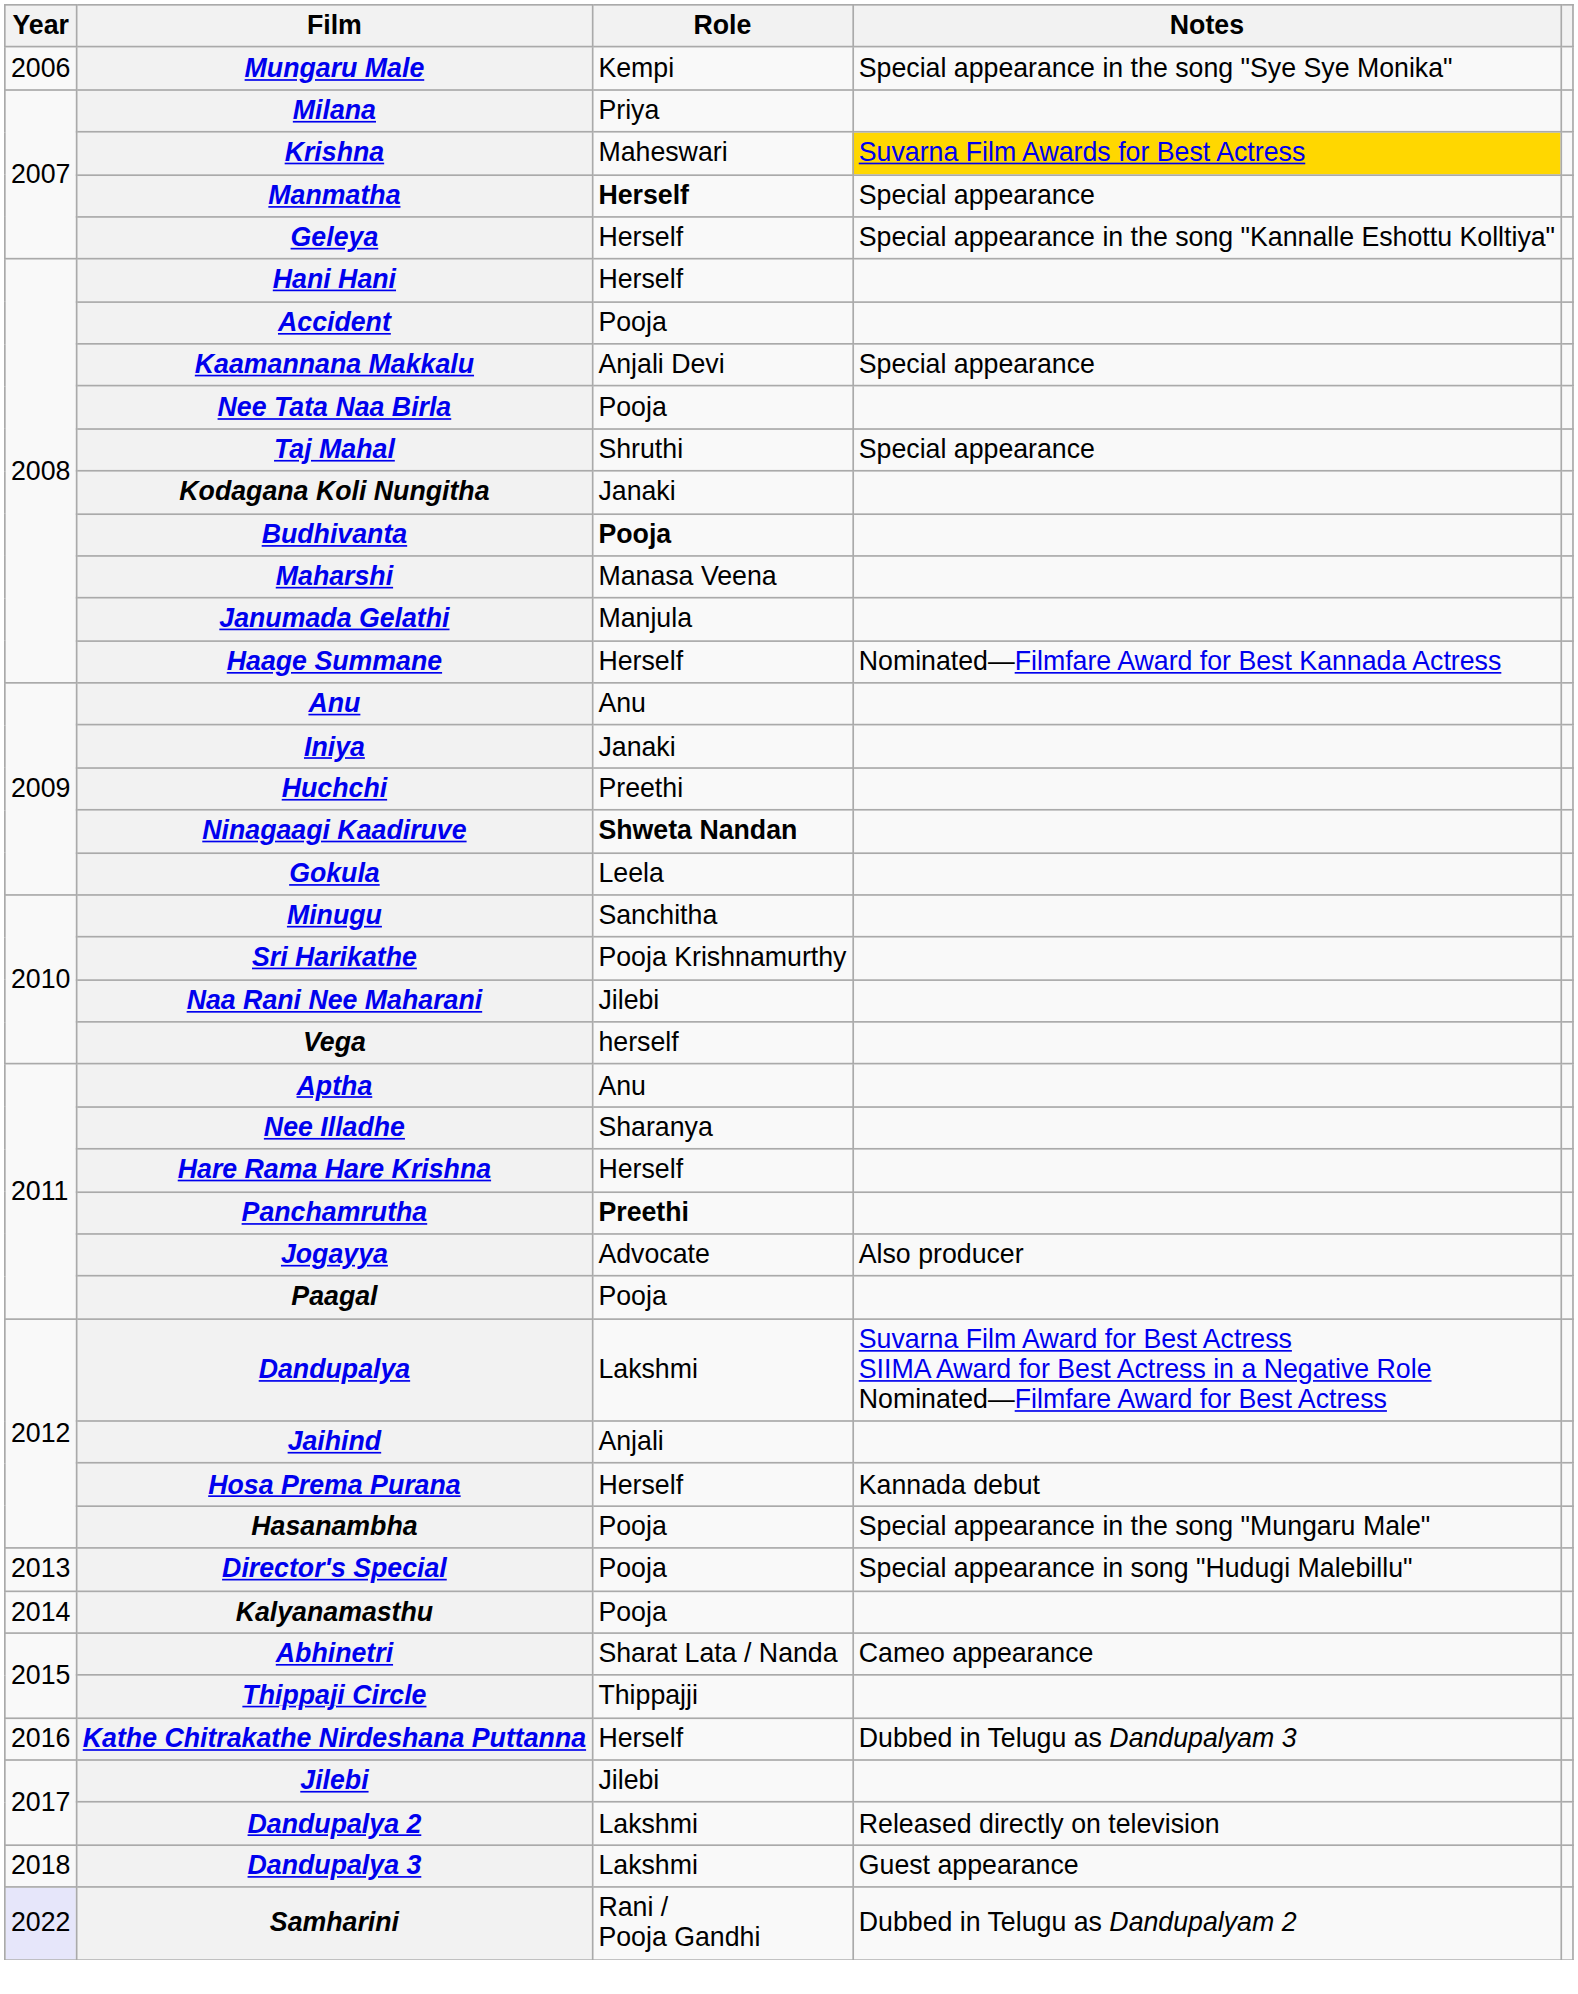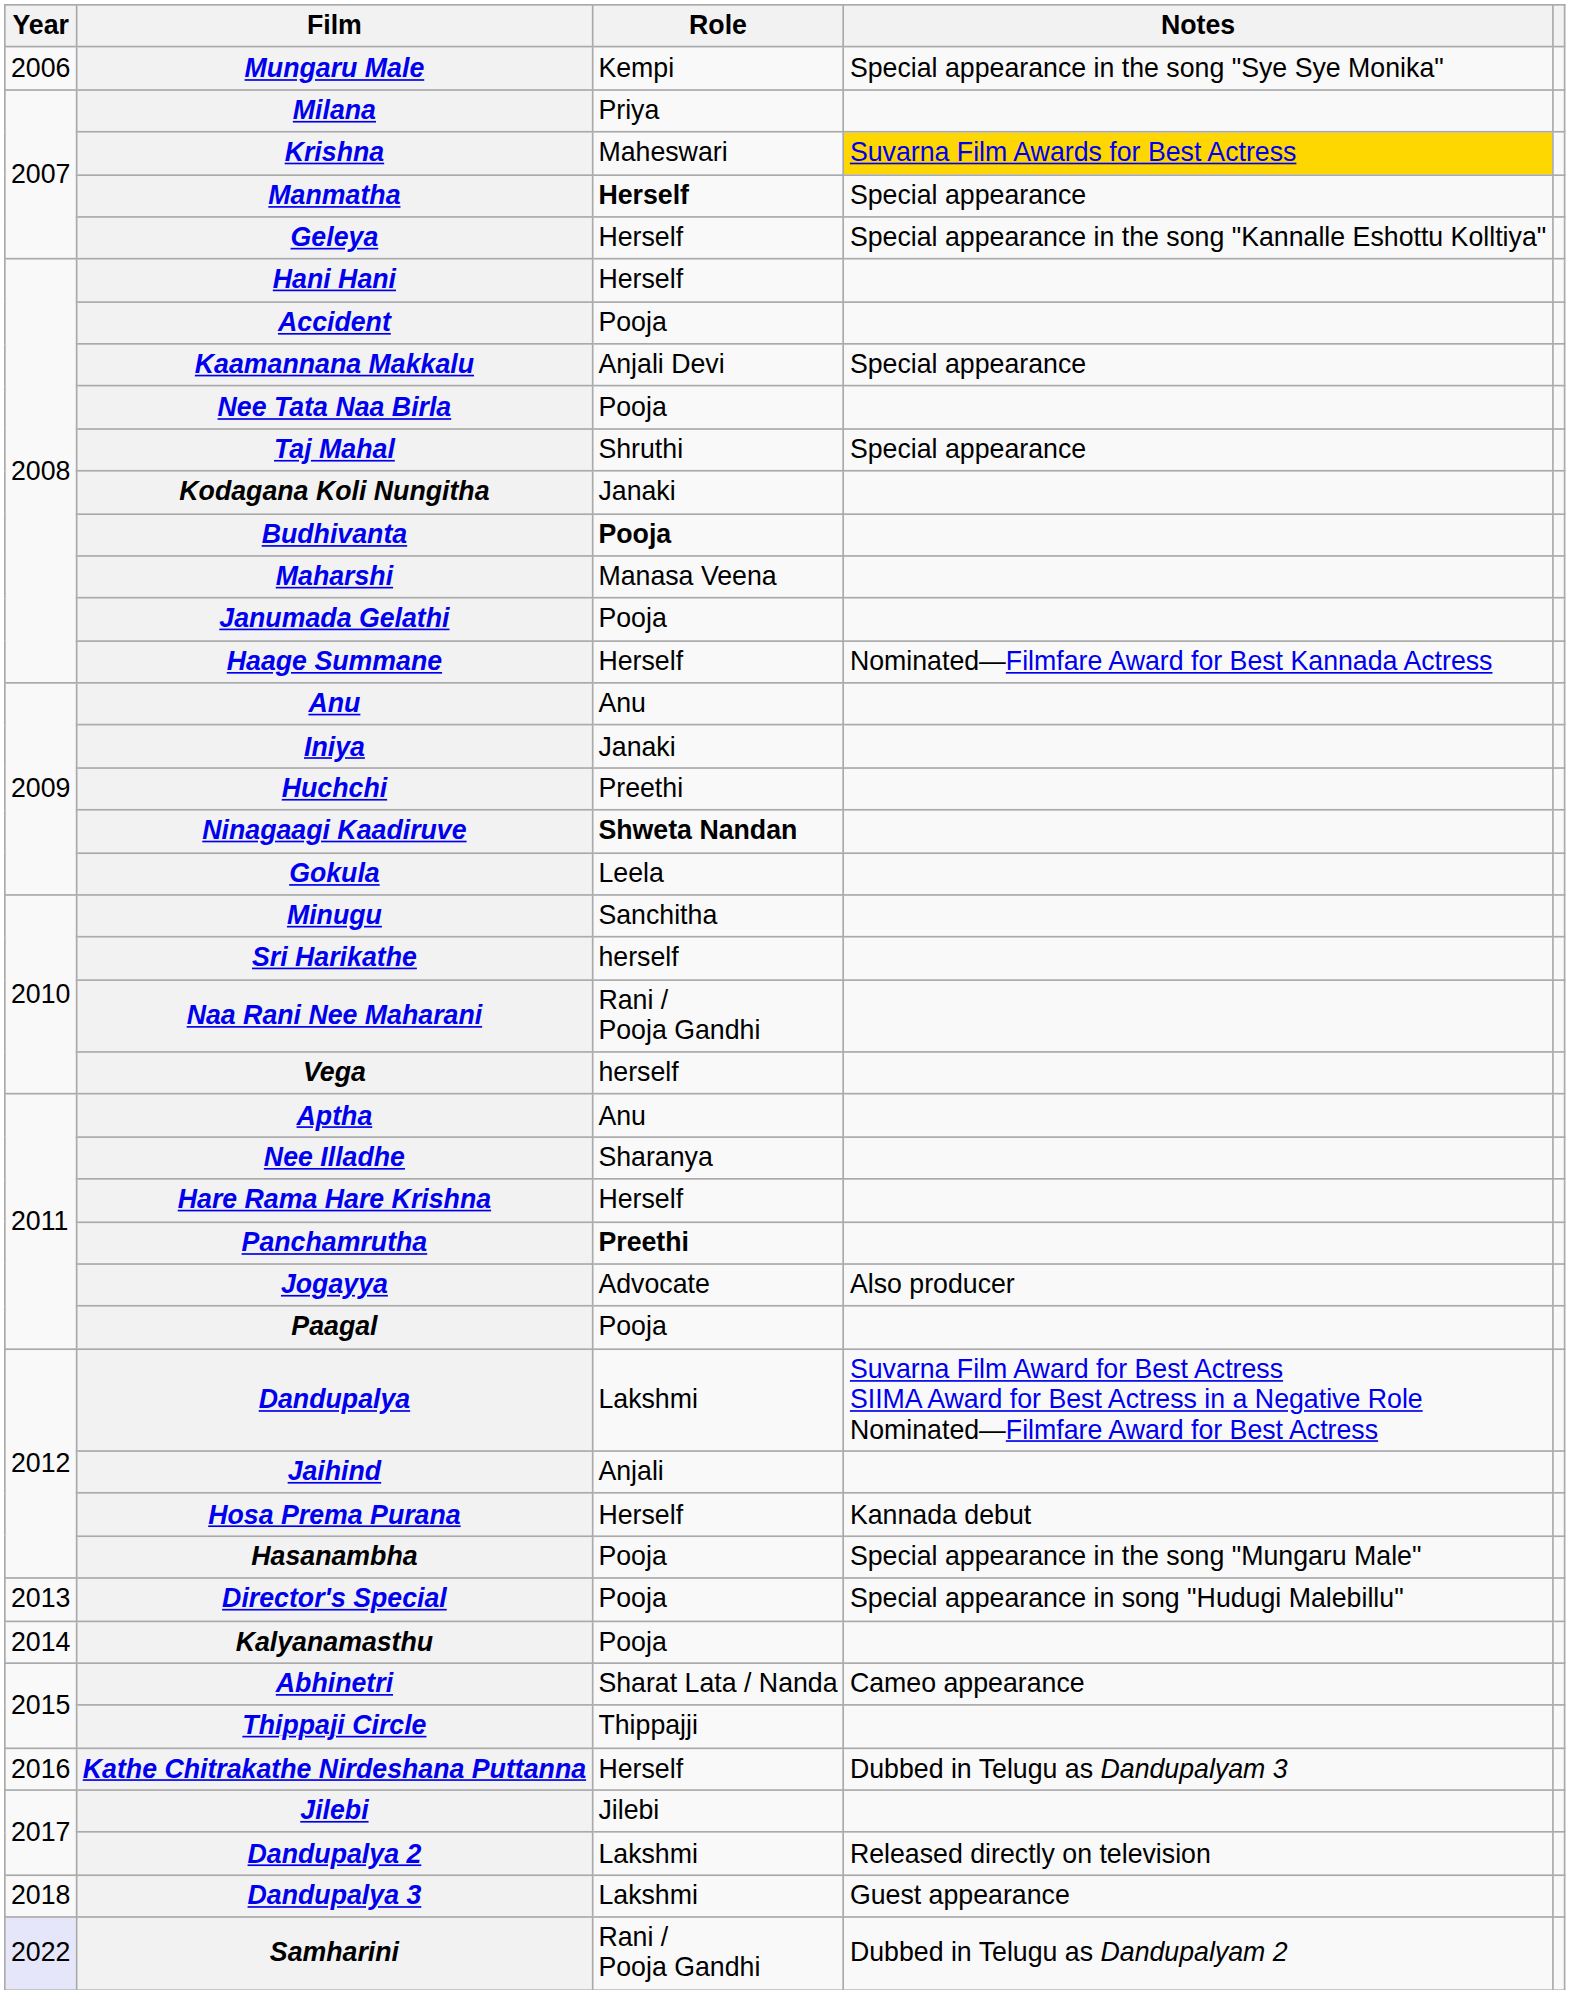(645, 618) Manjula -> (633, 618) Pooja
(722, 957) Pooja Krishnamurthy -> (639, 957) herself
(629, 1000) Jilebi -> (679, 1015) Rani / Pooja Gandhi
